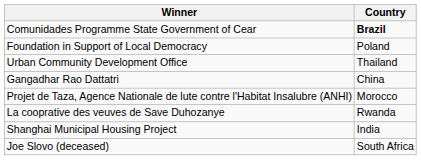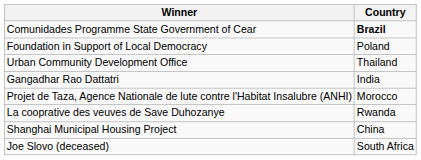(371, 79) China -> (368, 79) India
(368, 130) India -> (371, 130) China
